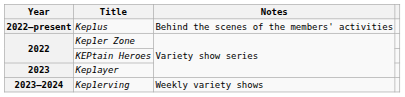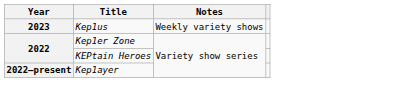(39, 26) 2022–present -> (39, 26) 2023
(274, 26) Behind the scenes of the members' activities -> (209, 26) Weekly variety shows
(39, 70) 2023 -> (39, 70) 2022–present
- row: (103, 85)
